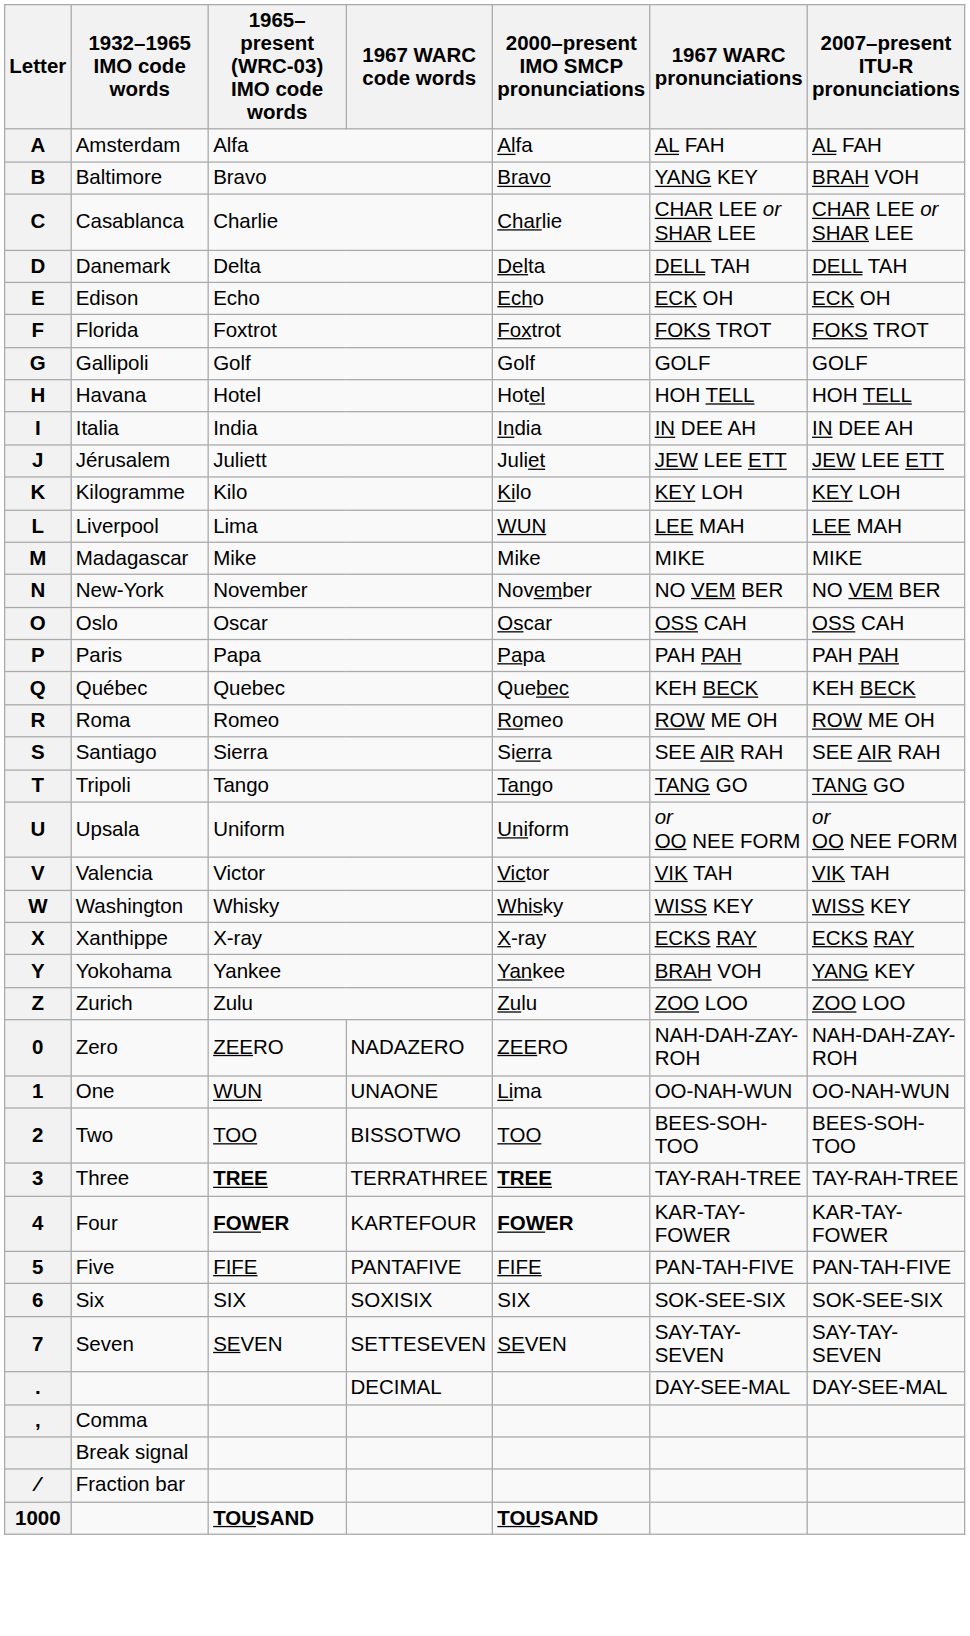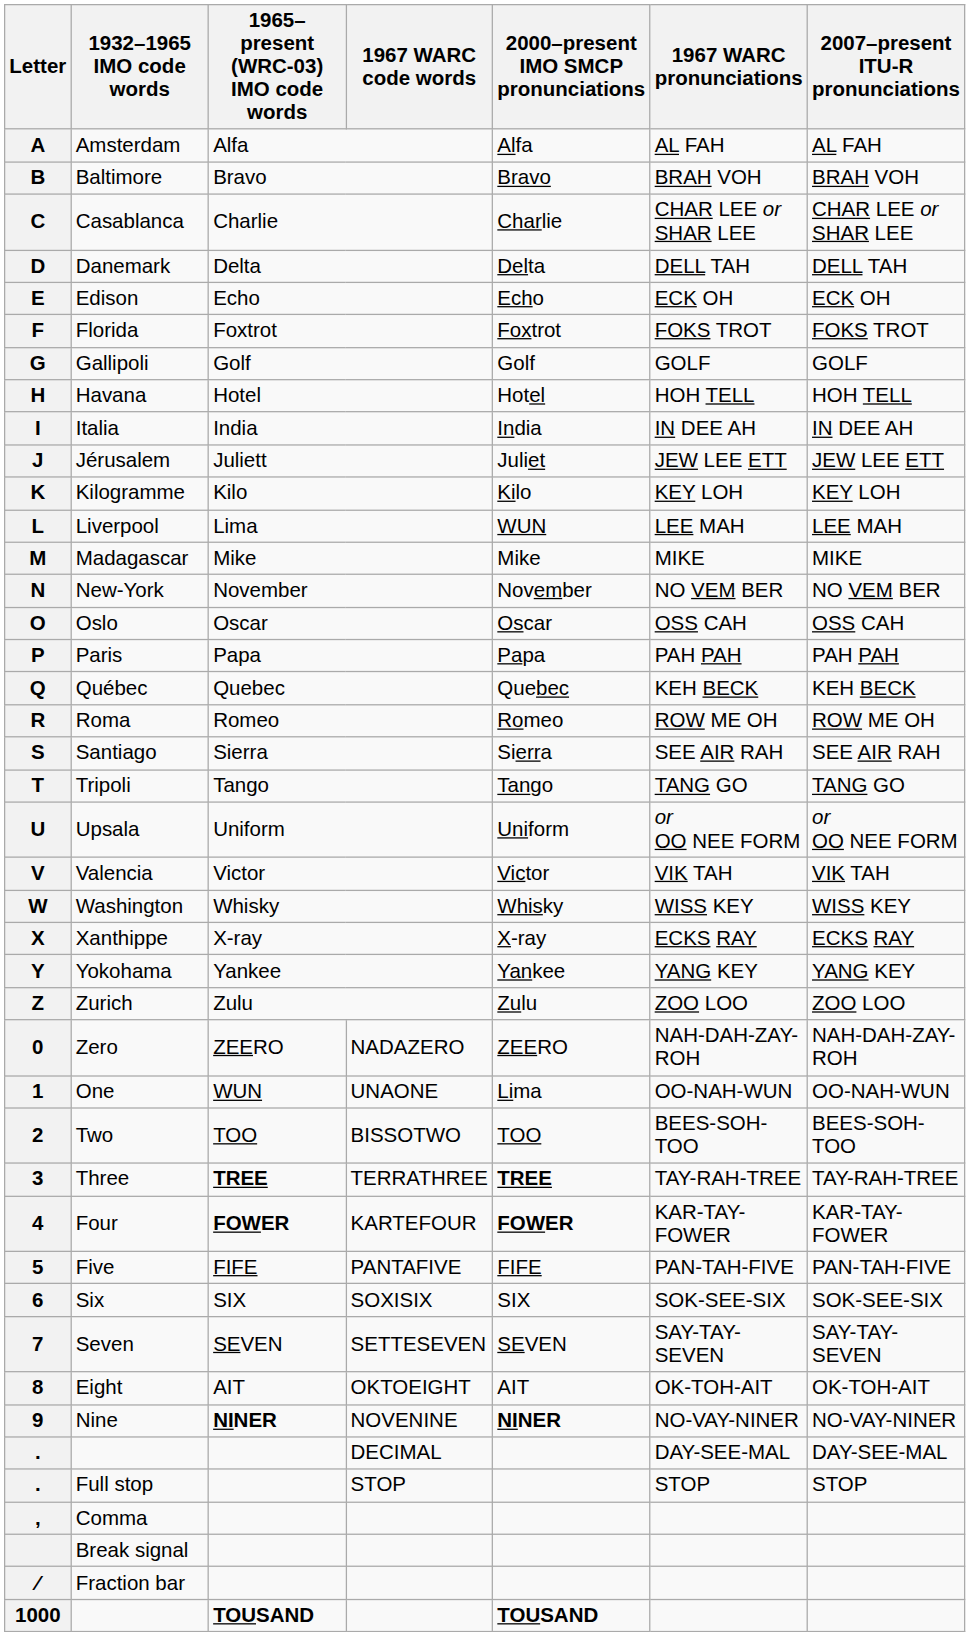(706, 177) YANG KEY -> (708, 177) BRAH VOH
(708, 970) BRAH VOH -> (706, 970) YANG KEY
+ row: (38, 1387)
+ row: (38, 1420)
+ row: (38, 1485)
